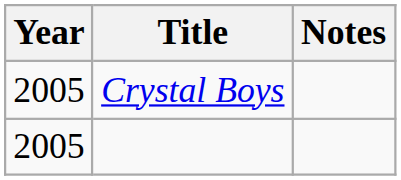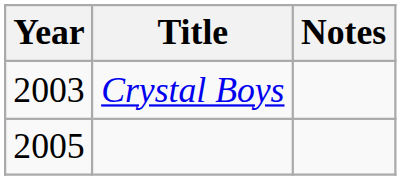(49, 89) 2005 -> (49, 89) 2003
